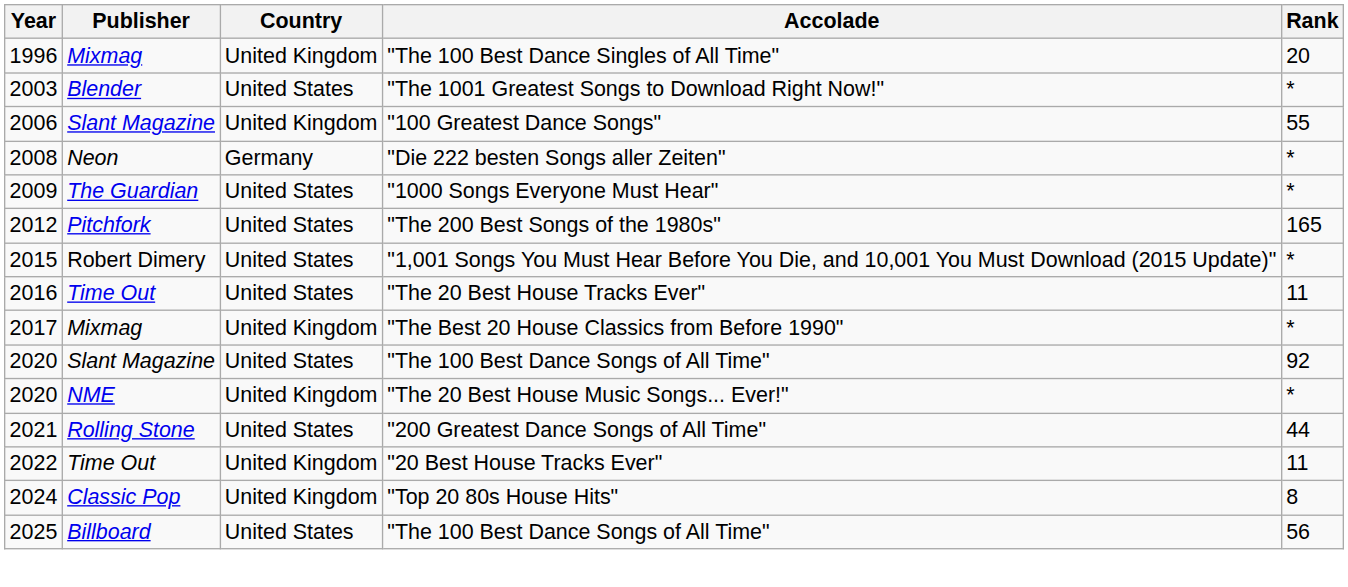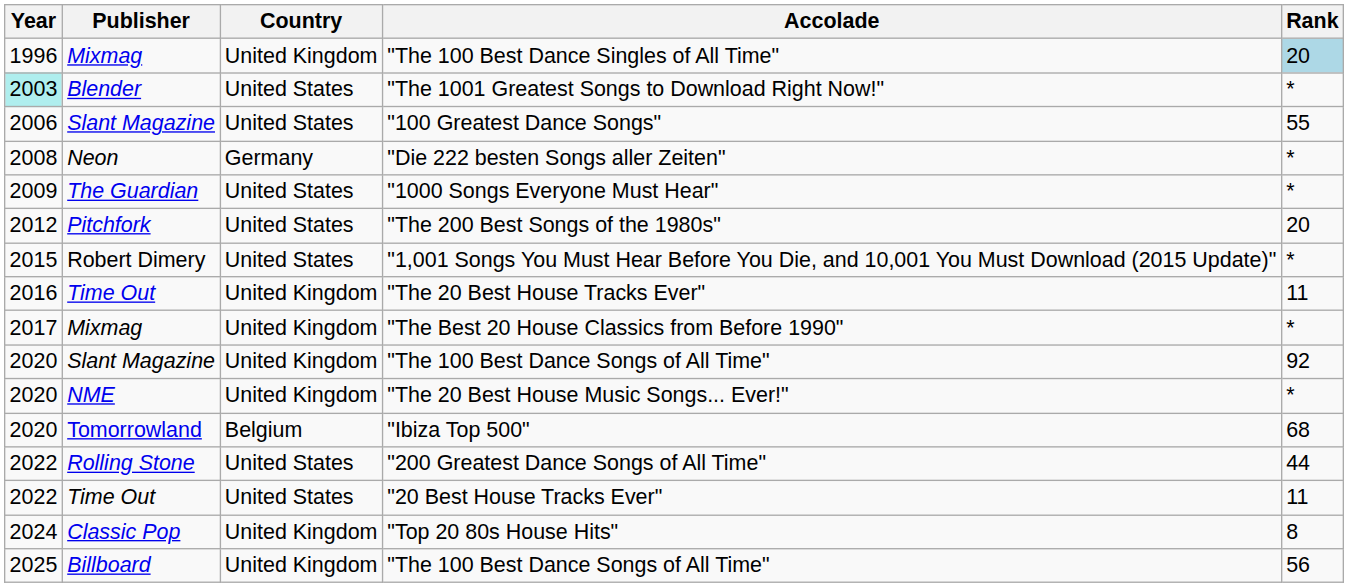(1298, 55) no background -> (1298, 55) lightblue background
(33, 89) no background -> (33, 89) paleturquoise background
(301, 123) United Kingdom -> (289, 123) United States
(1304, 225) 165 -> (1298, 225) 20
(289, 293) United States -> (301, 293) United Kingdom
(289, 361) United States -> (301, 361) United Kingdom
+ row: (135, 429)
(33, 429) 2021 -> (33, 463) 2022
(301, 463) United Kingdom -> (289, 497) United States
(289, 531) United States -> (301, 565) United Kingdom
